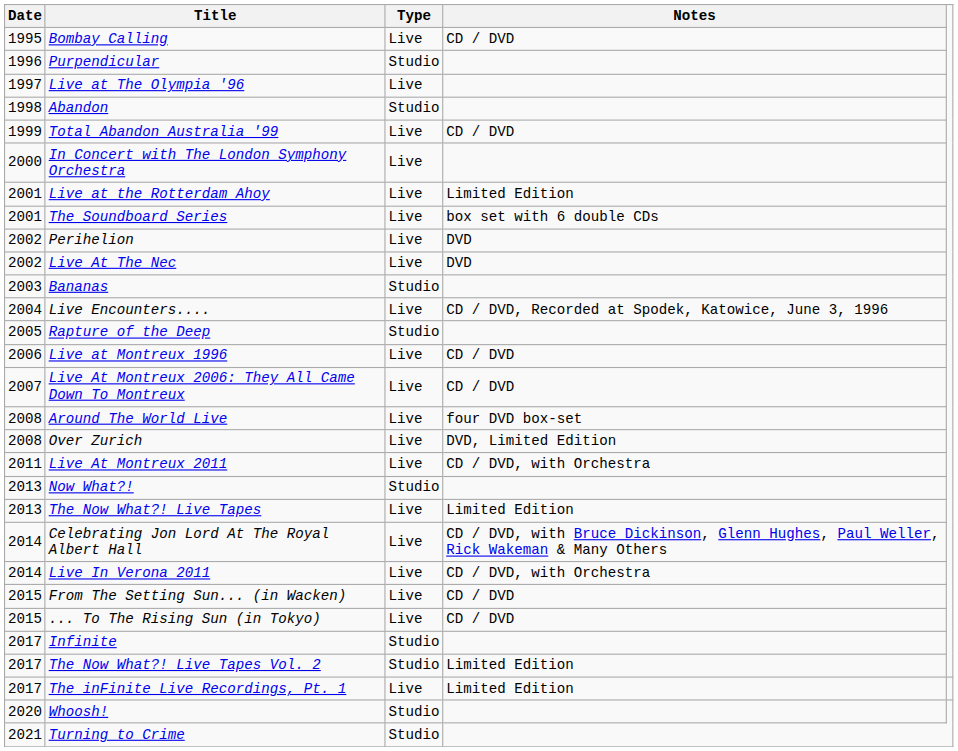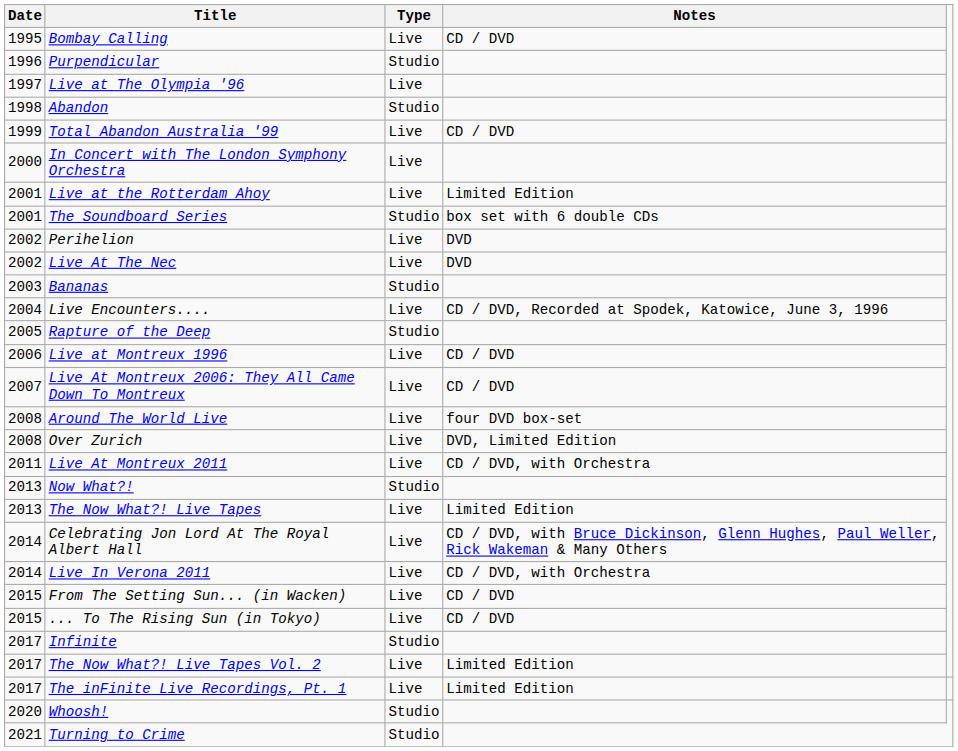(405, 217) Live -> (414, 217) Studio
(414, 666) Studio -> (405, 666) Live
